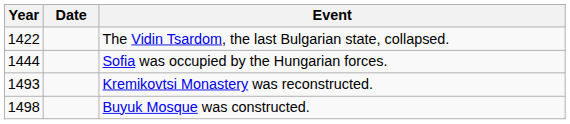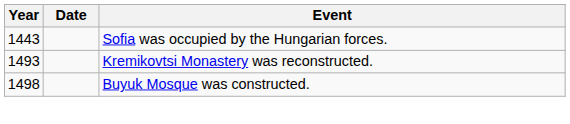- row: (276, 38)
(24, 61) 1444 -> (24, 38) 1443
